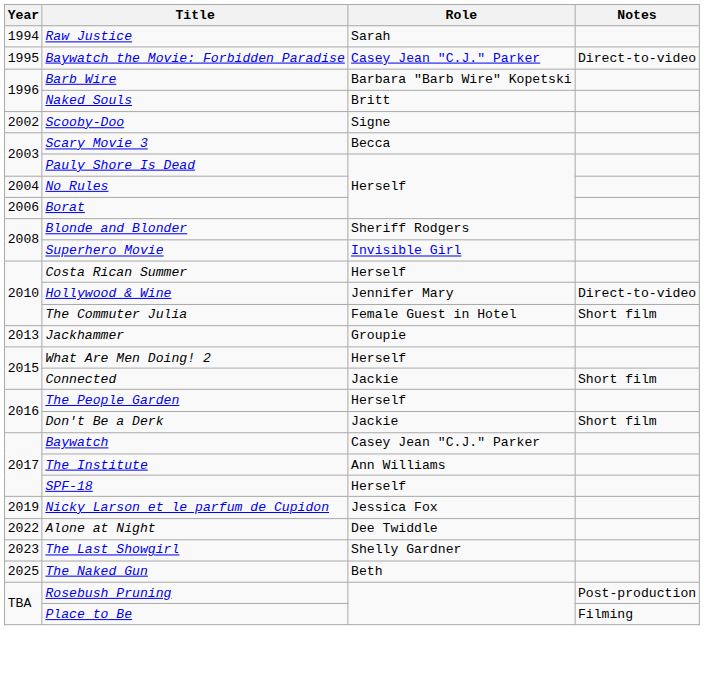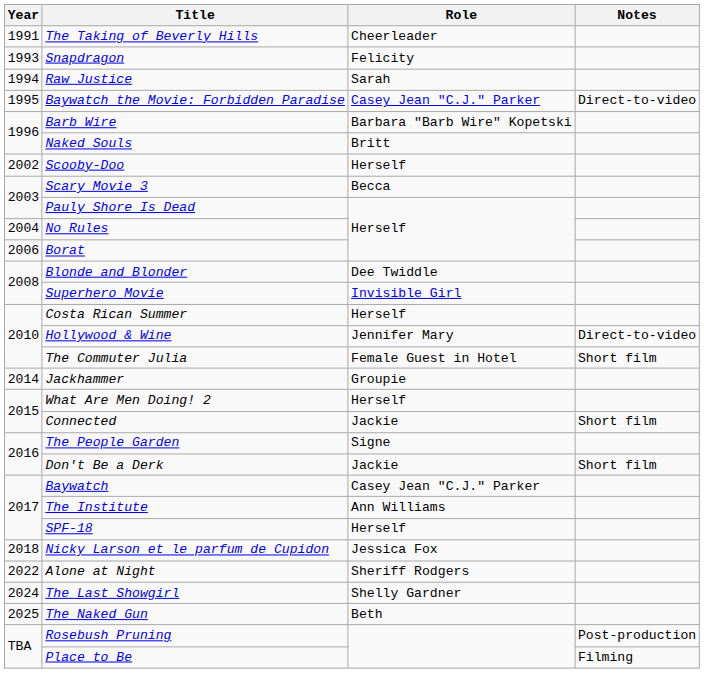+ row: (152, 37)
+ row: (85, 58)
(371, 122) Signe -> (379, 165) Herself
(410, 229) Sheriff Rodgers -> (394, 272) Dee Twiddle
(23, 336) 2013 -> (23, 379) 2014
(379, 400) Herself -> (371, 443) Signe
(23, 507) 2019 -> (23, 550) 2018
(394, 529) Dee Twiddle -> (410, 572) Sheriff Rodgers
(23, 550) 2023 -> (23, 593) 2024
